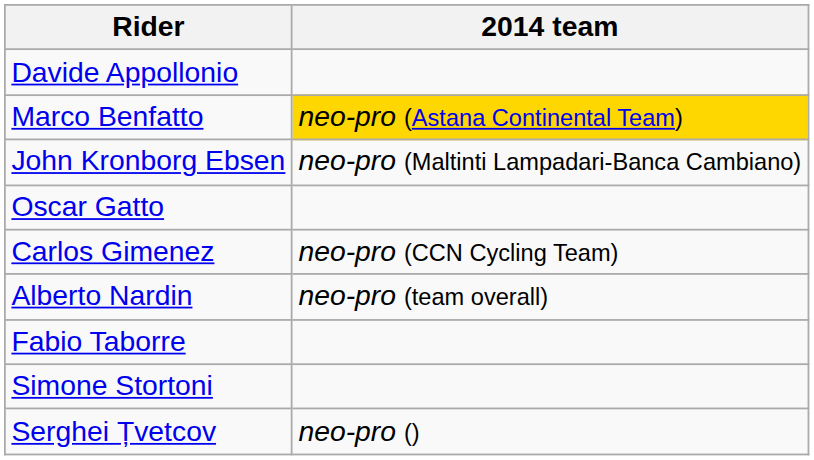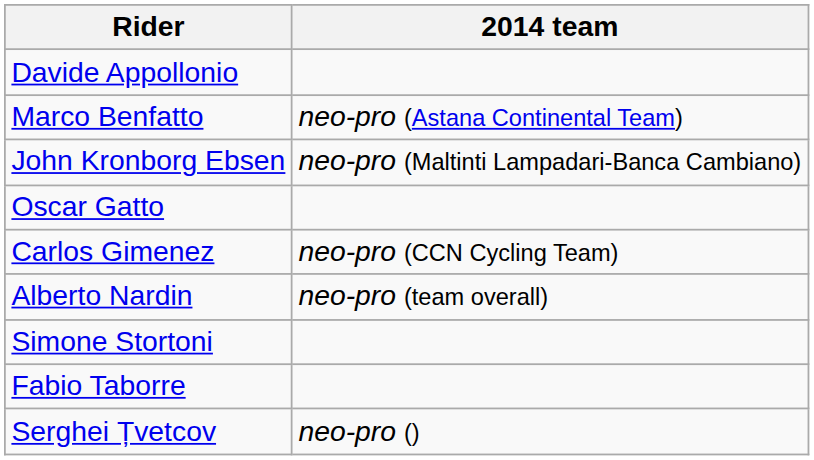(491, 116) gold background -> (491, 116) no background
rows swapped: (112, 386) <-> (99, 341)
